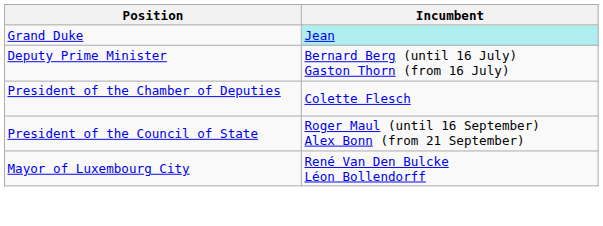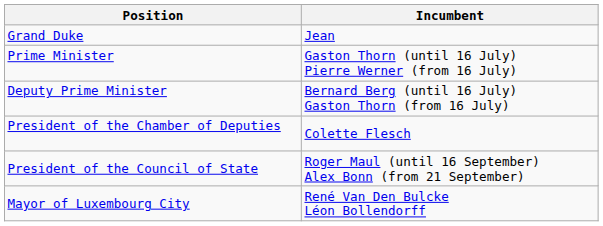(320, 35) paleturquoise background -> (320, 35) no background
+ row: (61, 56)
